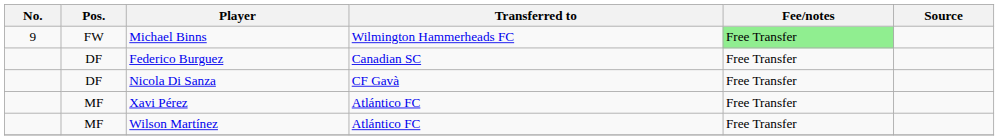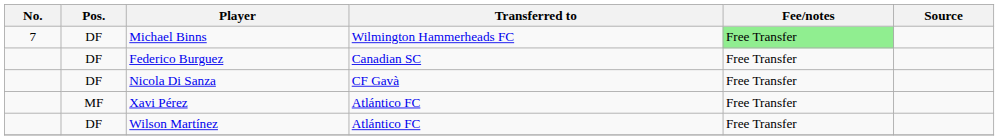(33, 37) 9 -> (33, 37) 7
(94, 37) FW -> (94, 37) DF
(94, 124) MF -> (94, 124) DF
